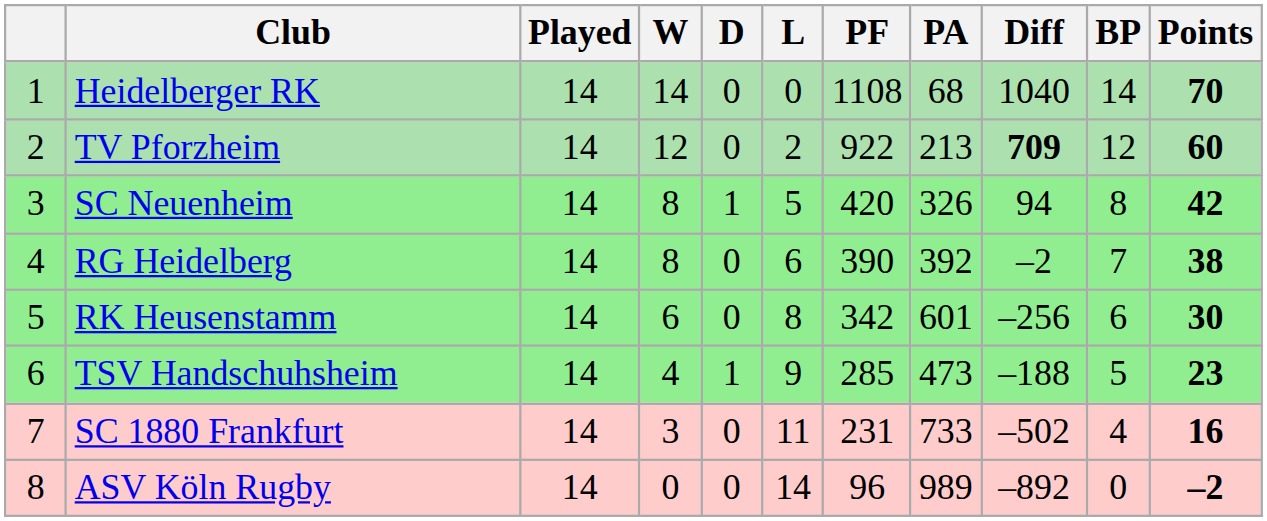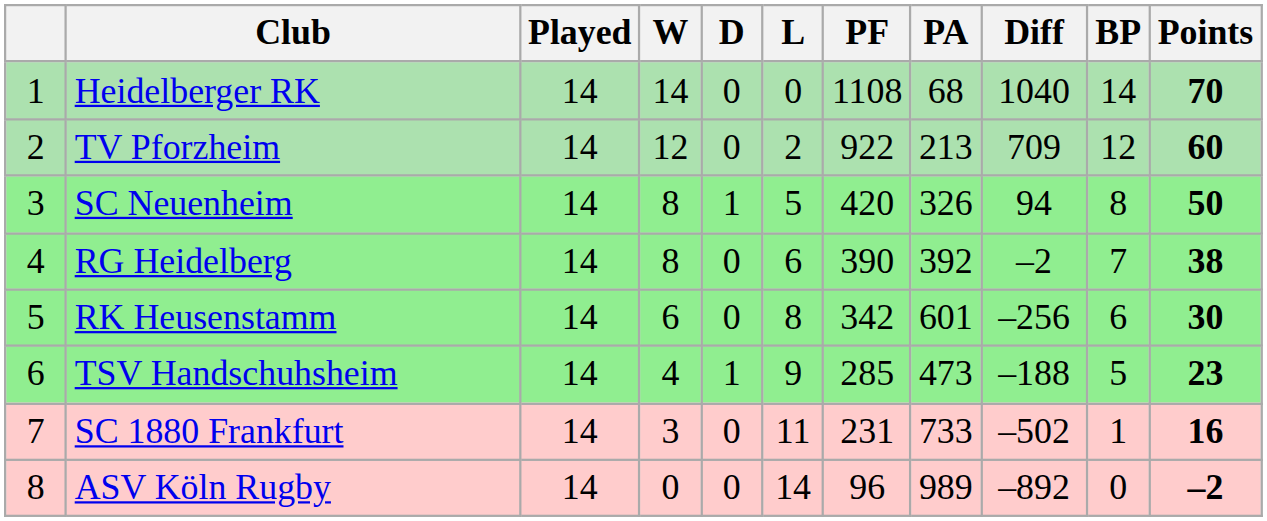(1034, 146) bold -> (1034, 146) normal
(1205, 203) 42 -> (1205, 203) 50
(1118, 430) 4 -> (1118, 430) 1
